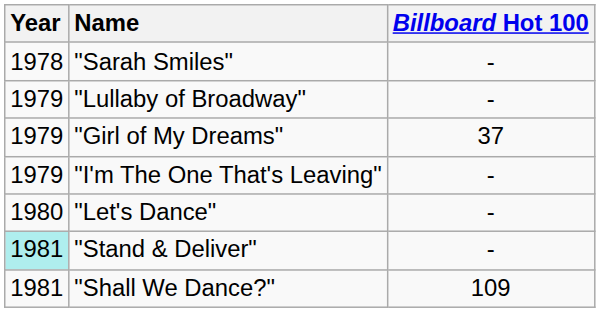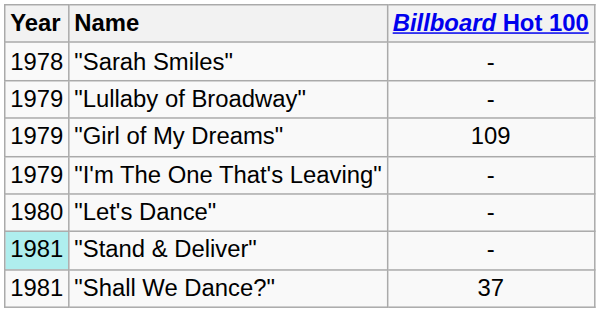(491, 136) 37 -> (491, 136) 109
(491, 288) 109 -> (491, 288) 37
